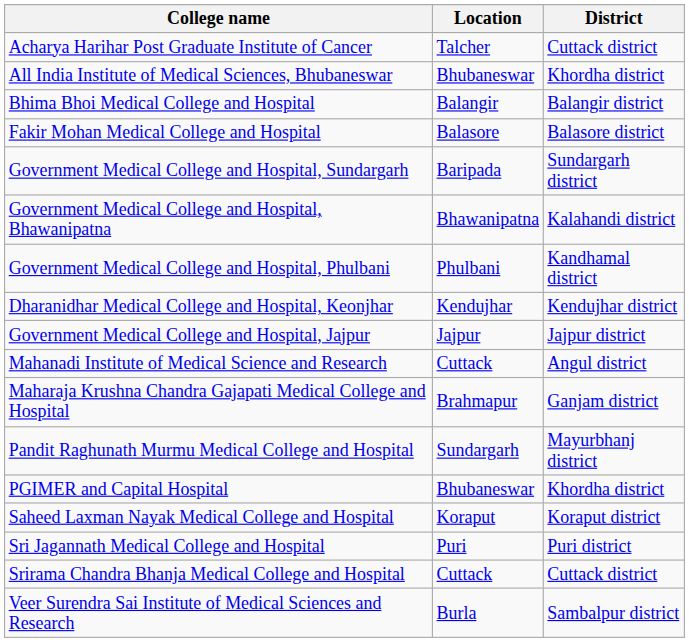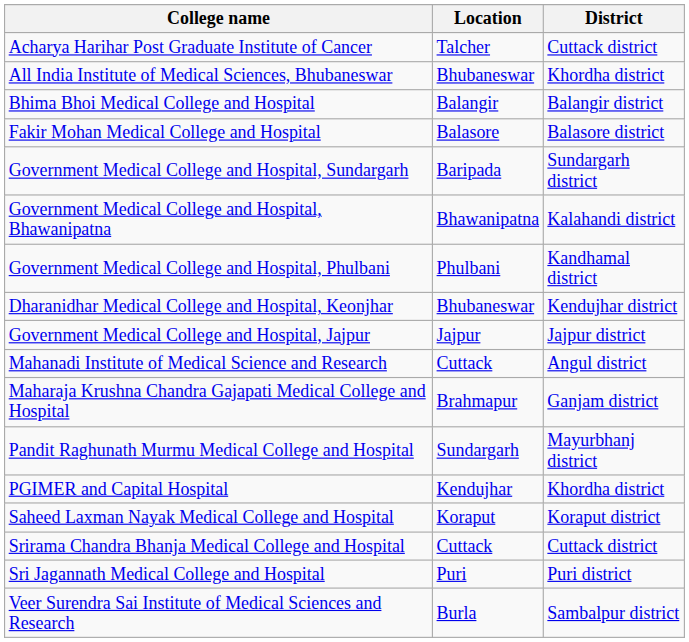(474, 306) Kendujhar -> (485, 306) Bhubaneswar
(485, 488) Bhubaneswar -> (474, 488) Kendujhar
rows swapped: (167, 545) <-> (207, 574)
